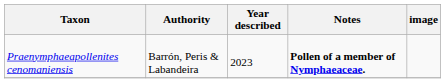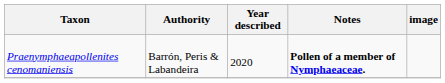(241, 62) 2023 -> (241, 62) 2020
